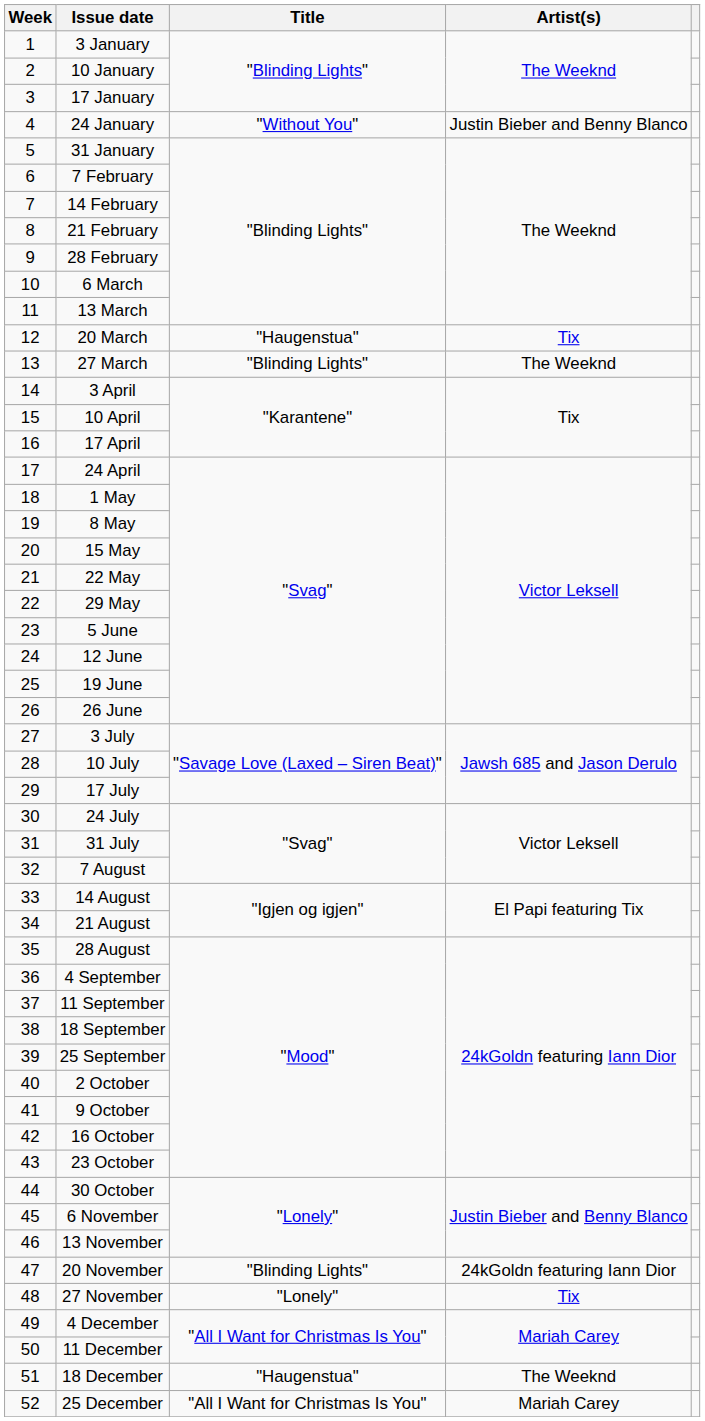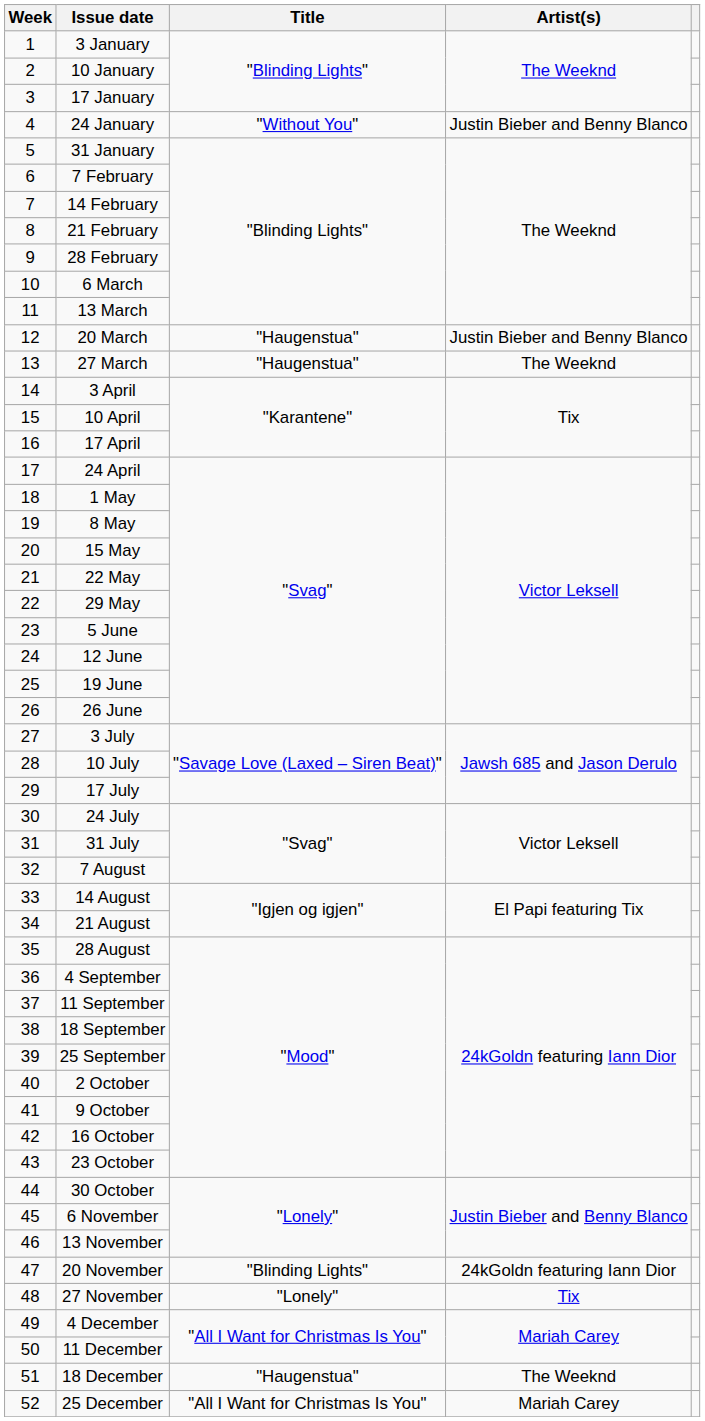(569, 337) Tix -> (569, 337) Justin Bieber and Benny Blanco
(307, 364) "Blinding Lights" -> (307, 364) "Haugenstua"
